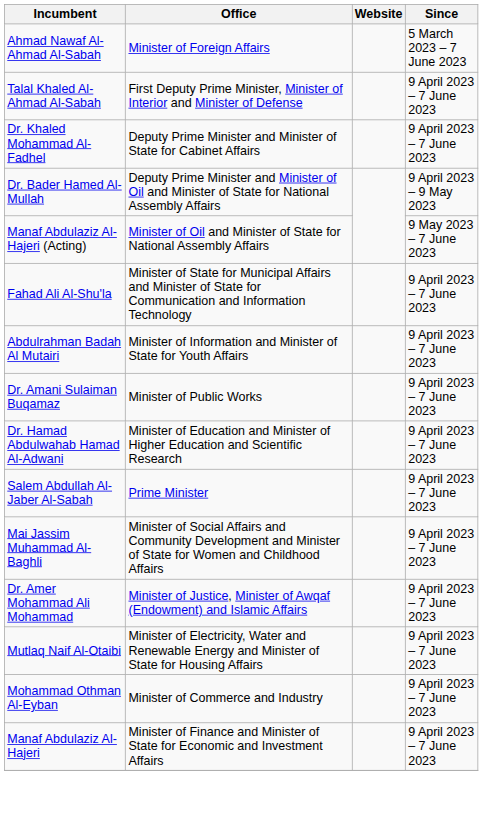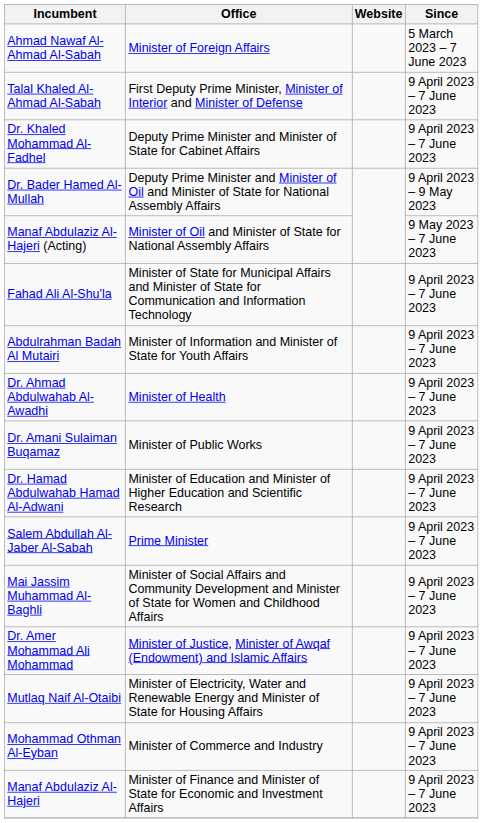+ row: (51, 397)
